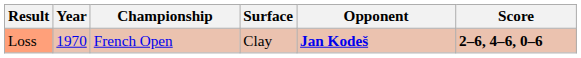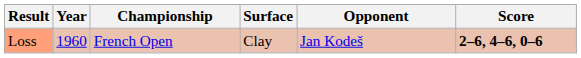(72, 40) 1970 -> (72, 40) 1960
(334, 40) bold -> (332, 40) normal
